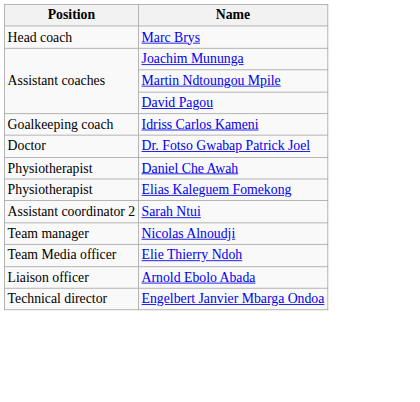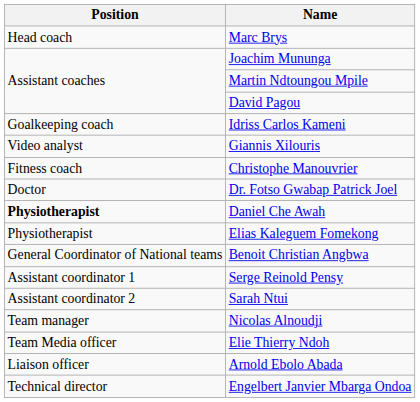+ row: (274, 146)
+ row: (293, 168)
(50, 168) normal -> (53, 211) bold
+ row: (299, 255)
+ row: (286, 277)
